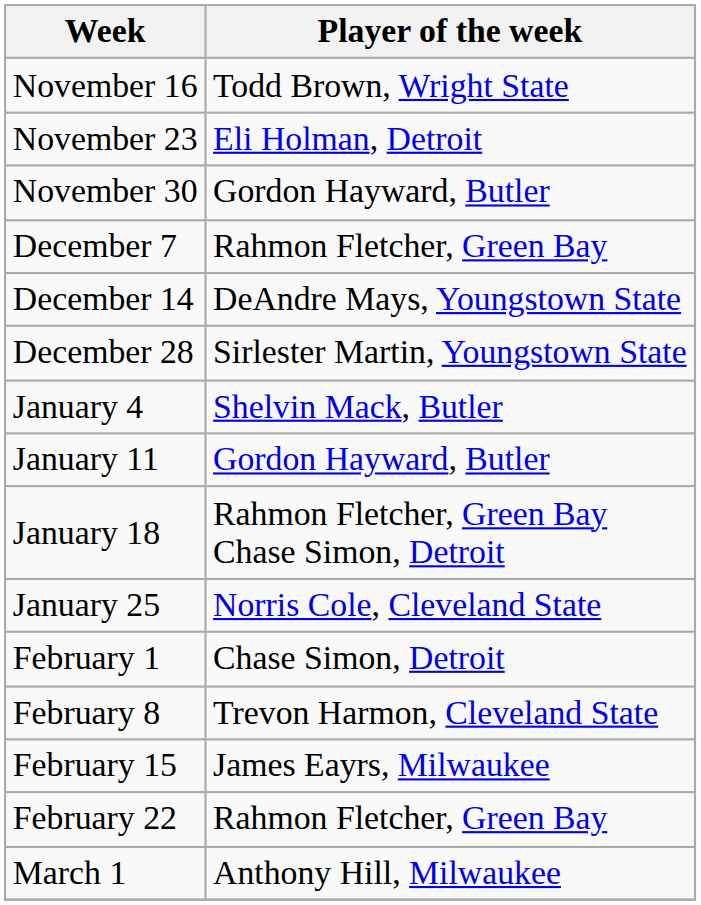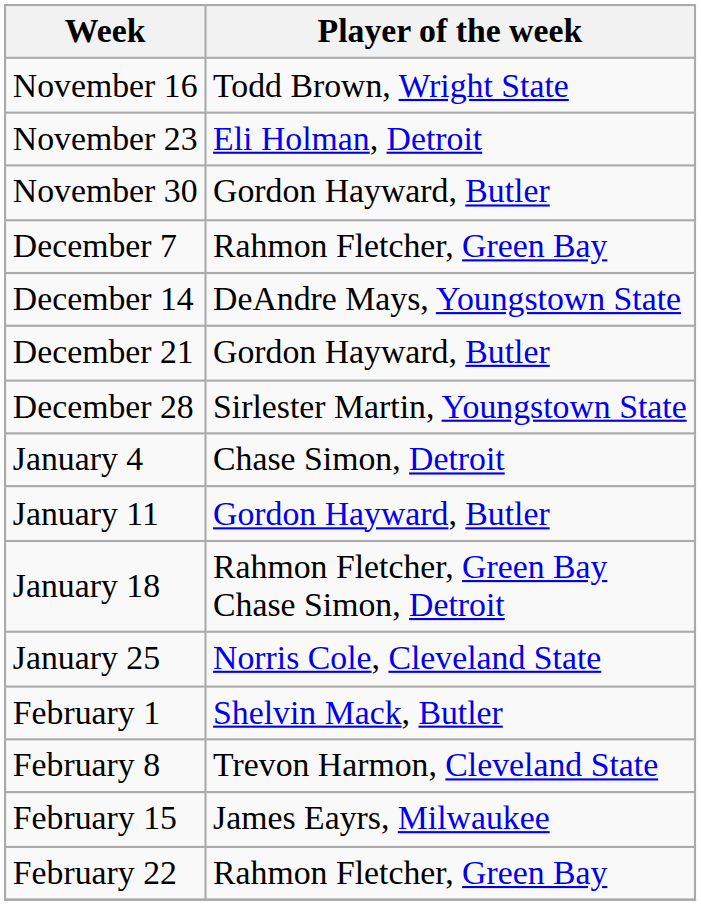+ row: (103, 352)
(358, 406) Shelvin Mack, Butler -> (359, 459) Chase Simon, Detroit
(359, 658) Chase Simon, Detroit -> (358, 711) Shelvin Mack, Butler
- row: (70, 872)
